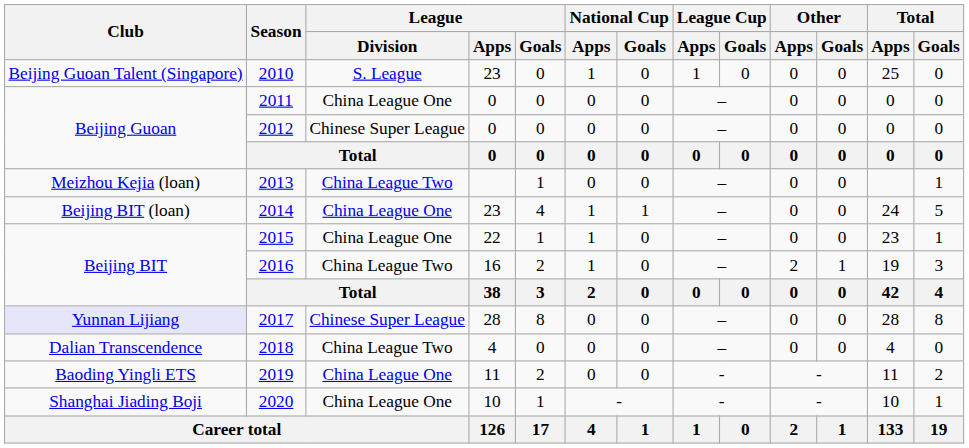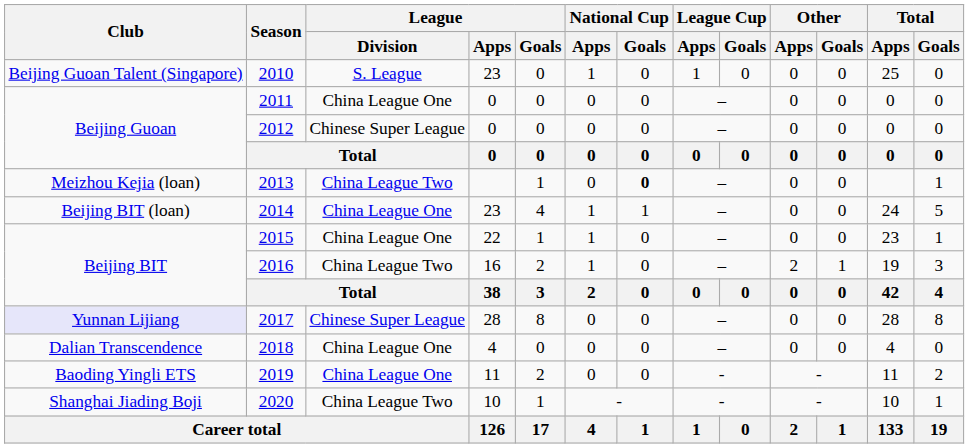(645, 182) normal -> (645, 182) bold
(387, 347) China League Two -> (387, 347) China League One
(387, 401) China League One -> (387, 401) China League Two
